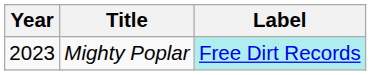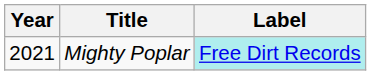(32, 53) 2023 -> (32, 53) 2021
